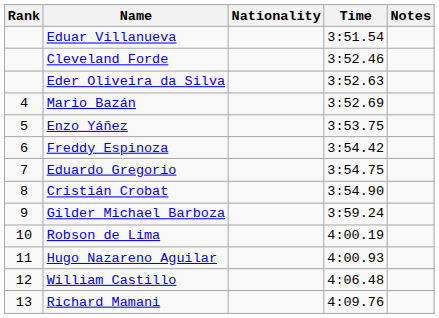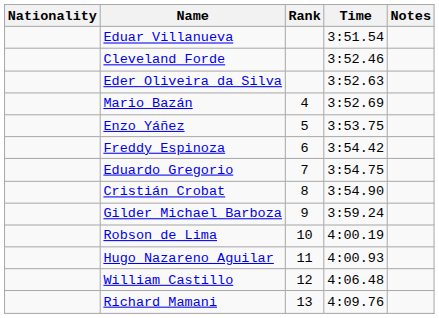columns swapped: (24, 16) <-> (276, 16)
